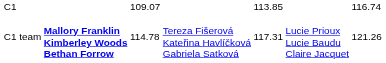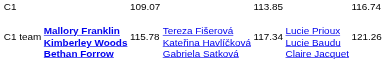(145, 37) 114.78 -> (145, 37) 115.78
(268, 37) 117.31 -> (268, 37) 117.34
